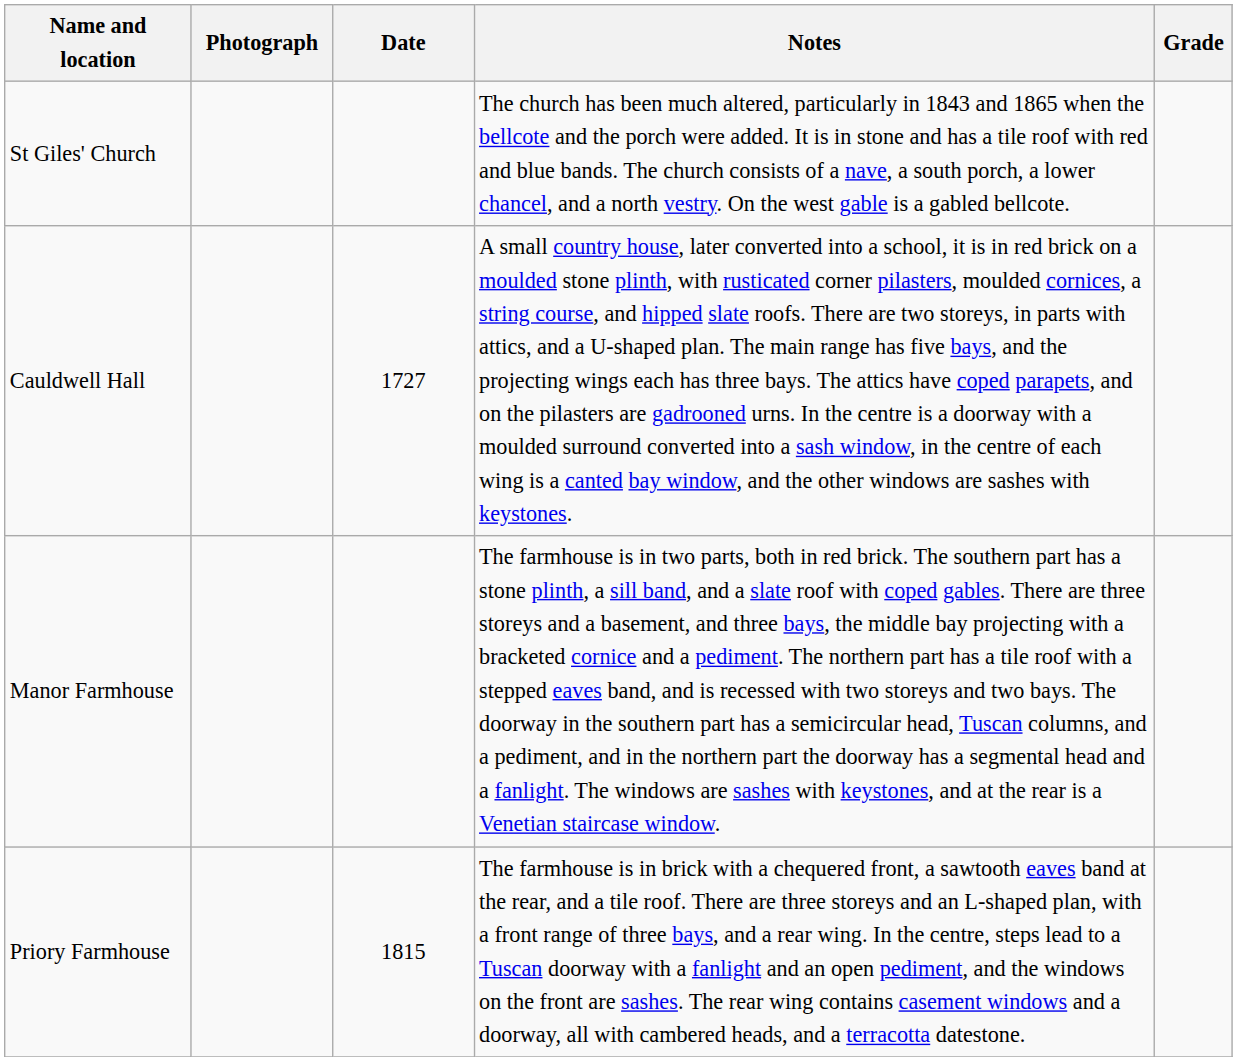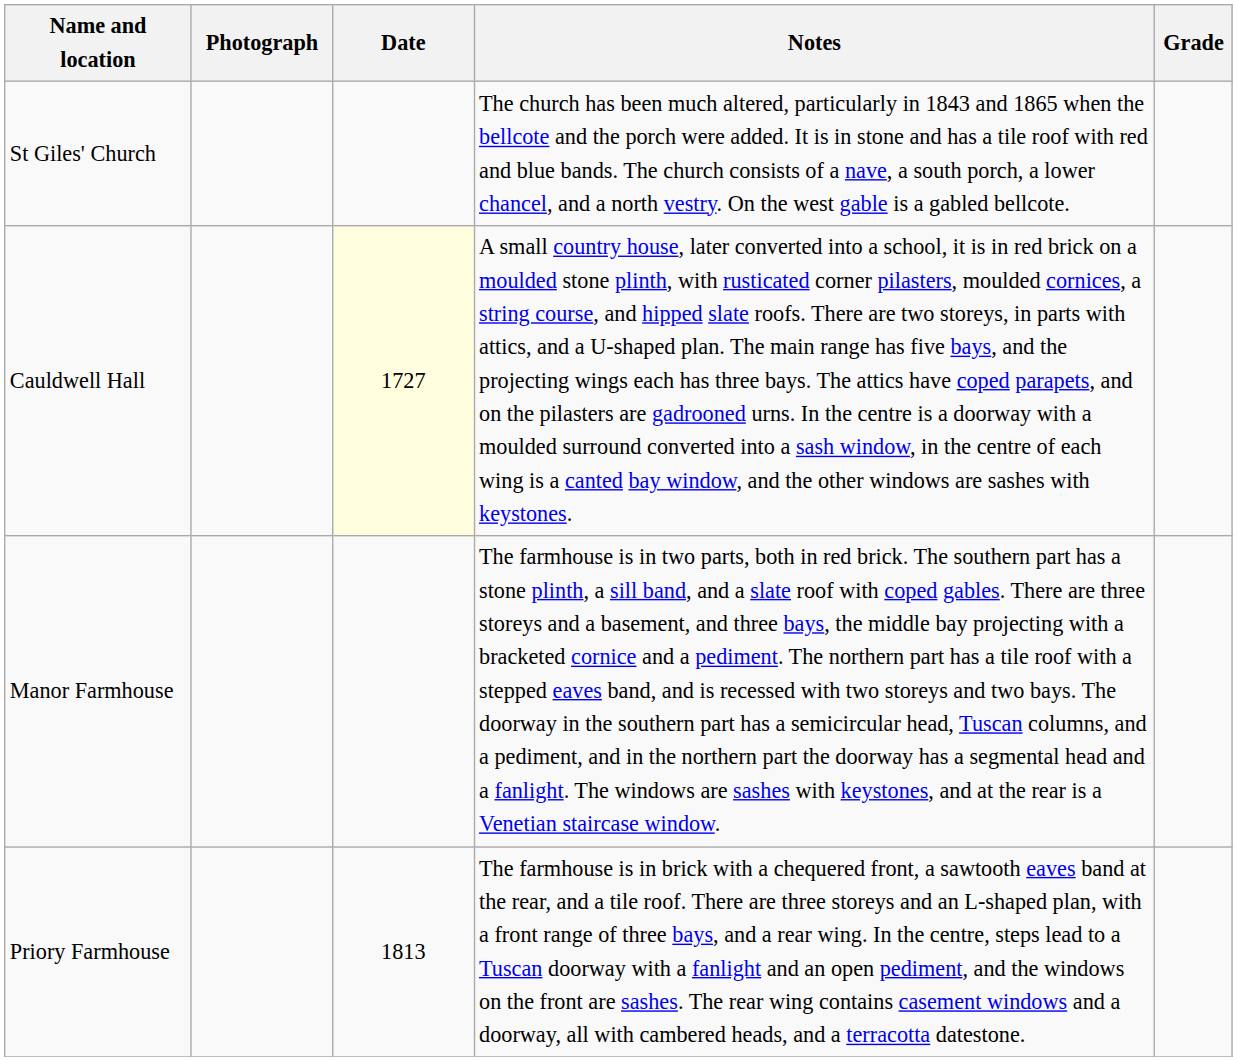(403, 380) no background -> (403, 380) lightyellow background
(403, 951) 1815 -> (403, 951) 1813
